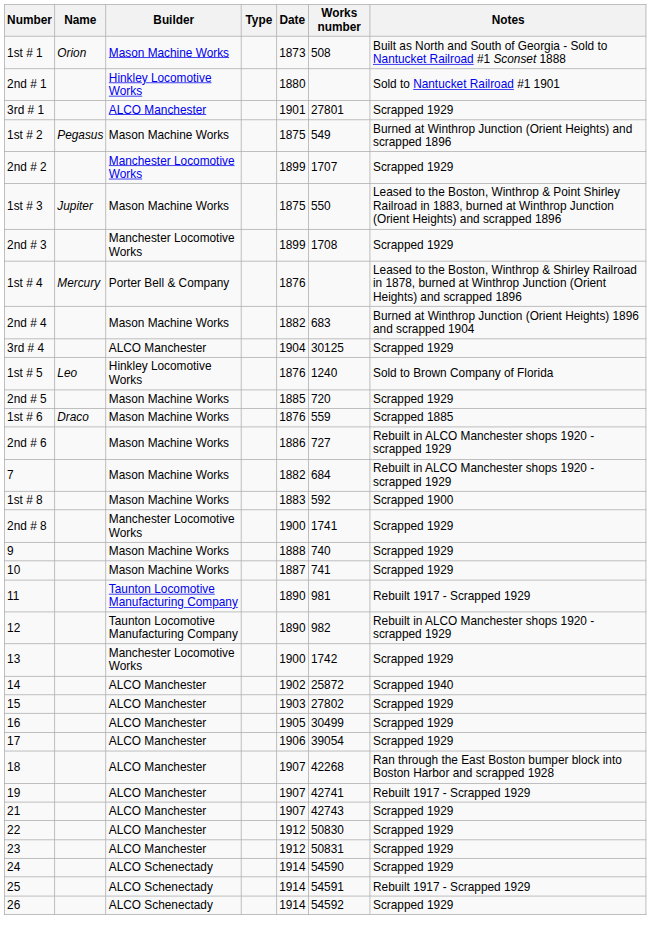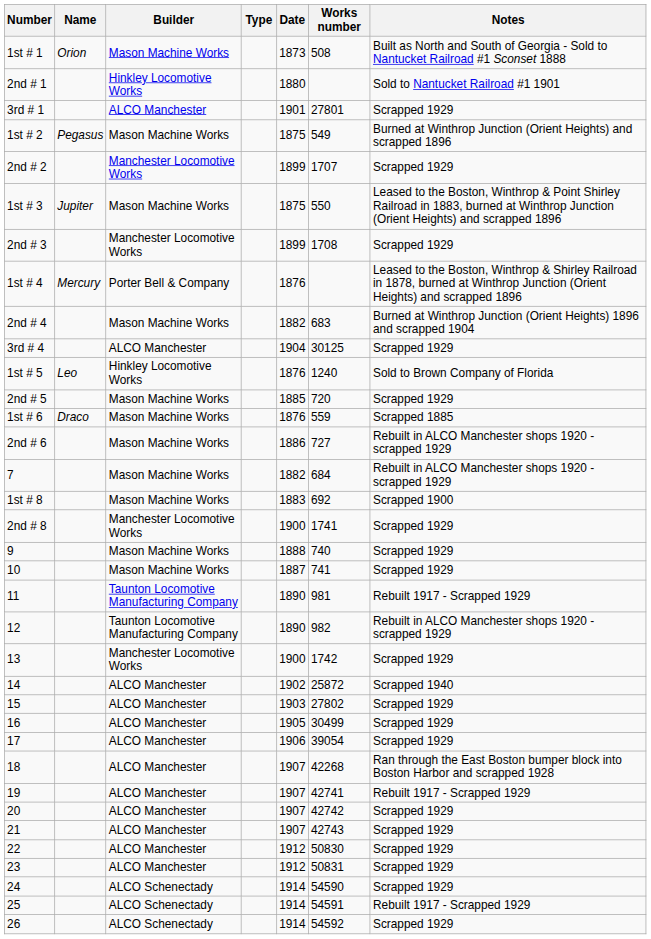(321, 500) 592 -> (321, 500) 692
+ row: (14, 811)
